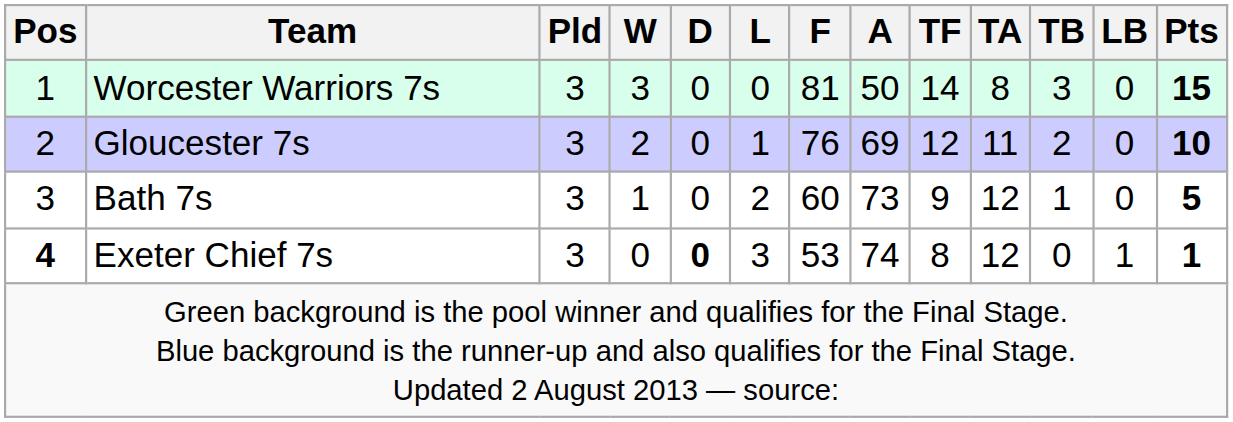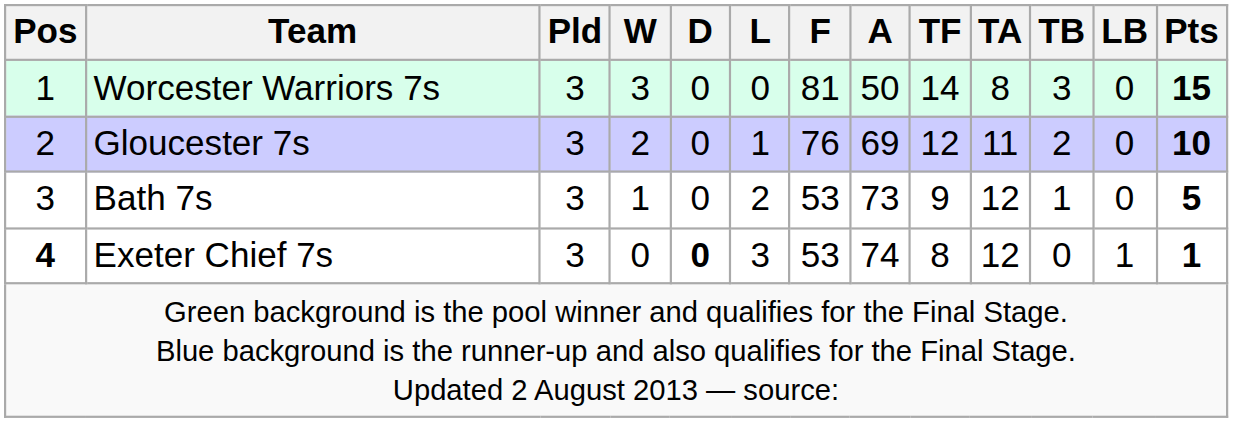(820, 198) 60 -> (820, 198) 53
